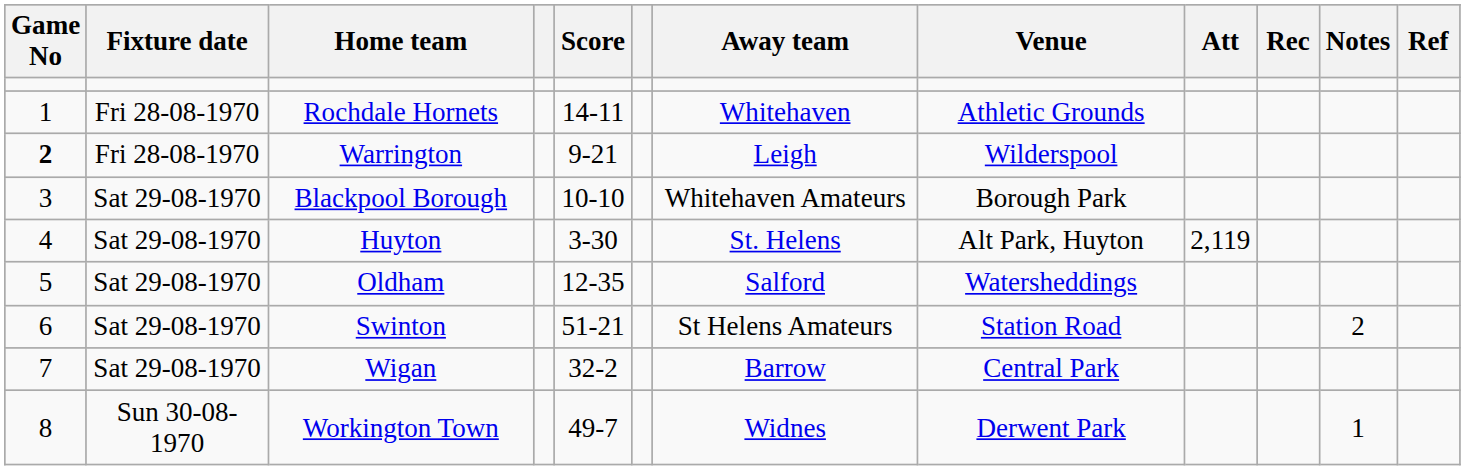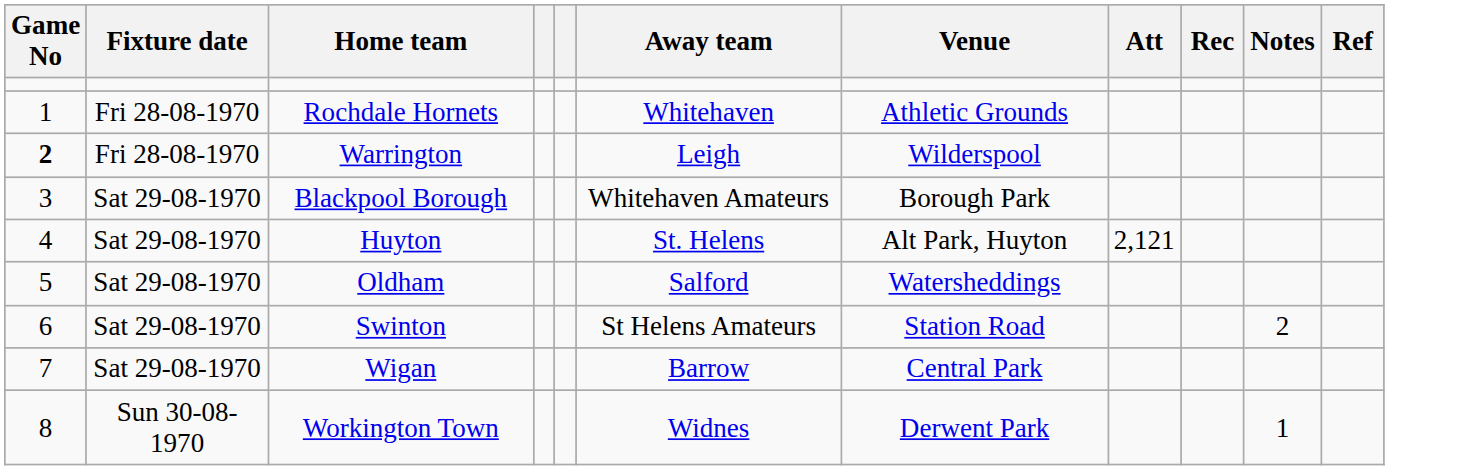- column: (593, 41)
(1220, 240) 2,119 -> (1144, 240) 2,121
